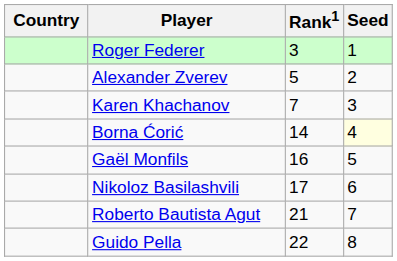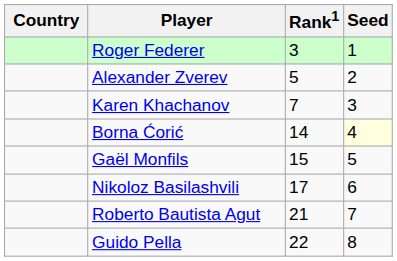(299, 159) 16 -> (299, 159) 15
